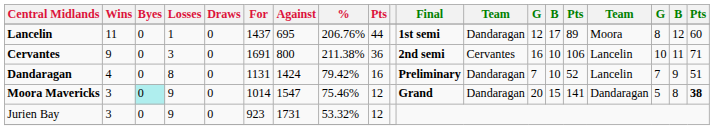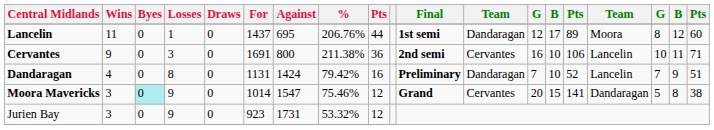(496, 93) Dandaragan -> (491, 93) Cervantes
(696, 93) bold -> (696, 93) normal
